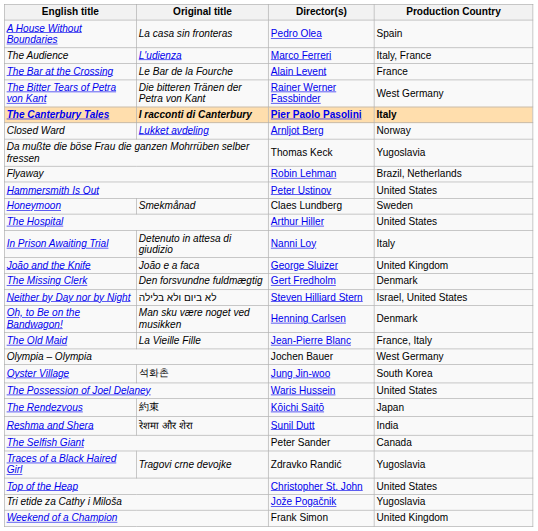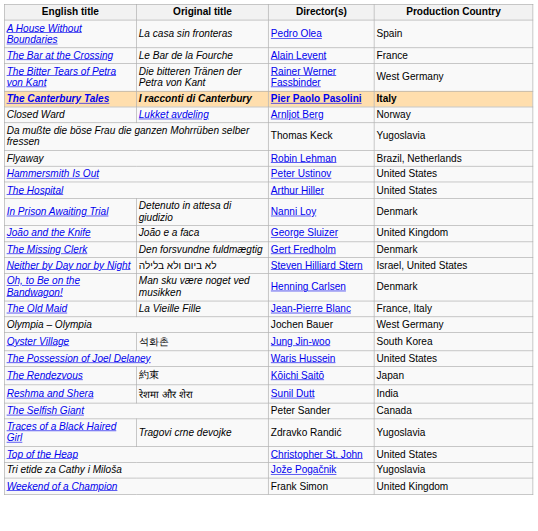- row: (38, 55)
- row: (34, 206)
(386, 244) Italy -> (397, 212) Denmark
